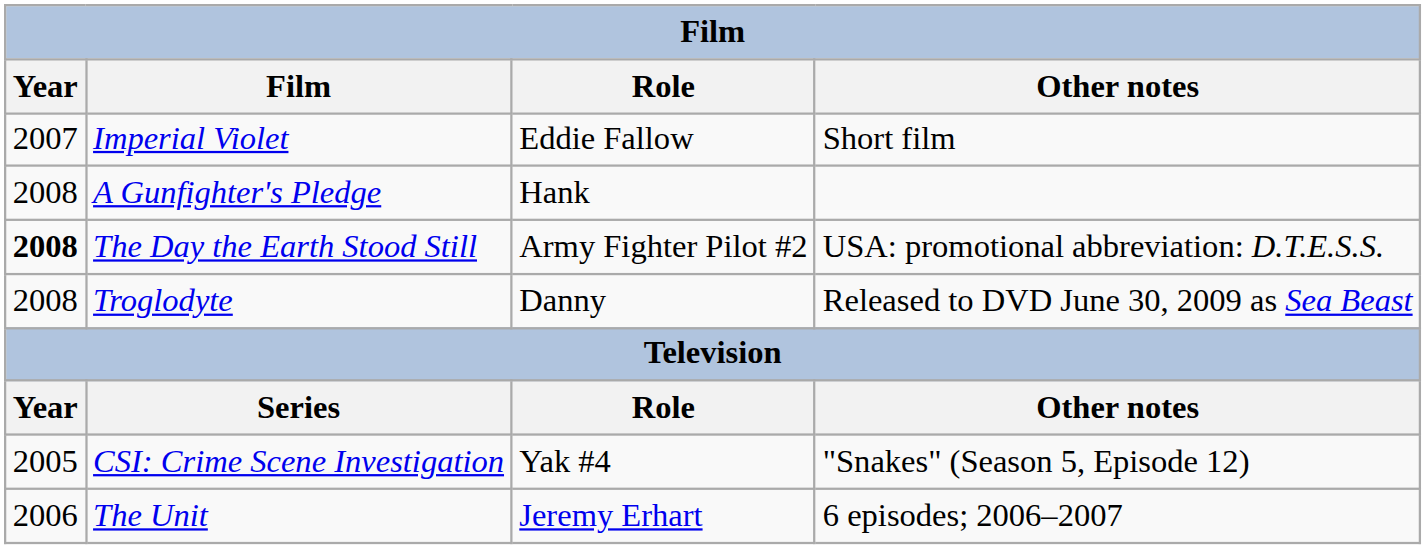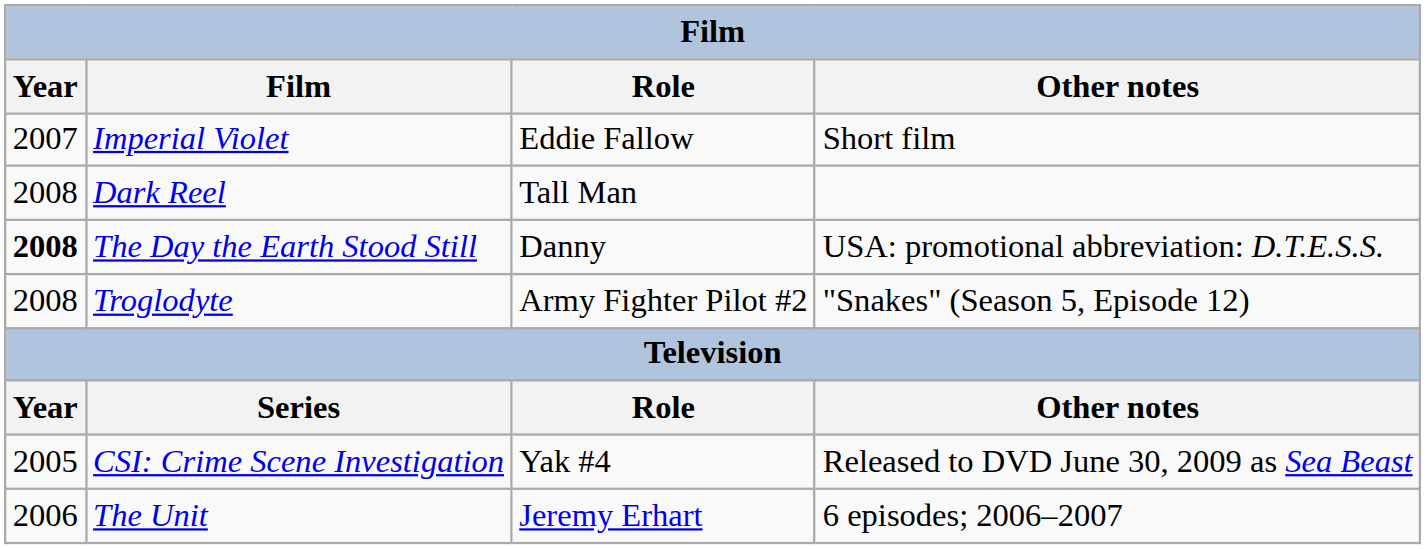- row: (237, 192)
+ row: (159, 192)
(663, 246) Army Fighter Pilot #2 -> (563, 246) Danny
(563, 300) Danny -> (663, 300) Army Fighter Pilot #2
(1118, 300) Released to DVD June 30, 2009 as Sea Beast -> (1036, 300) "Snakes" (Season 5, Episode 12)
(1036, 461) "Snakes" (Season 5, Episode 12) -> (1118, 461) Released to DVD June 30, 2009 as Sea Beast
